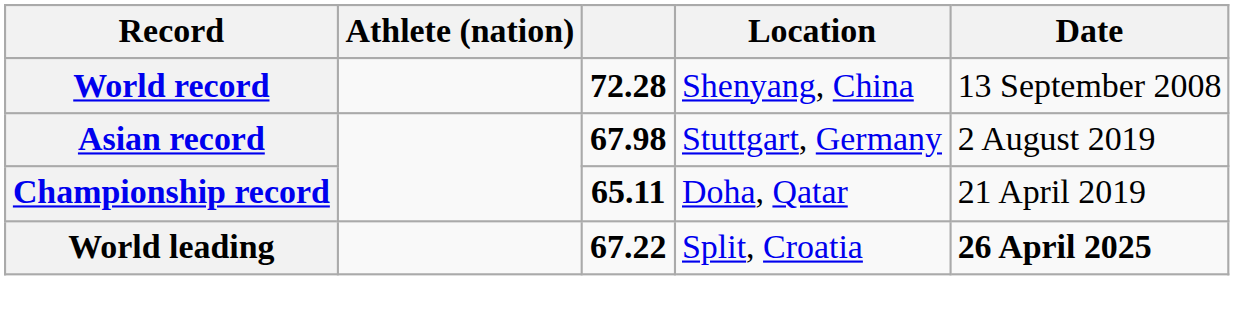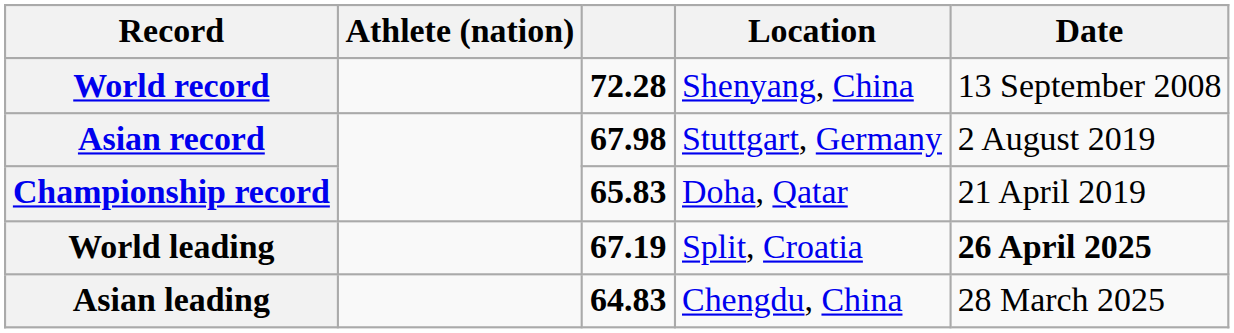(628, 192) 65.11 -> (628, 192) 65.83
(628, 246) 67.22 -> (628, 246) 67.19
+ row: (171, 300)
